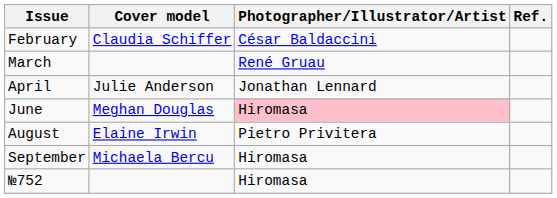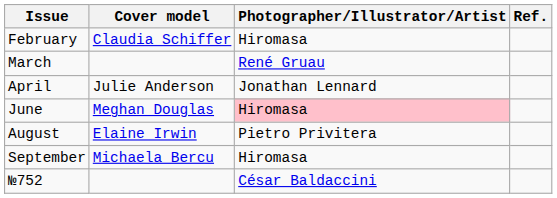(308, 40) César Baldaccini -> (273, 40) Hiromasa
(273, 181) Hiromasa -> (308, 181) César Baldaccini
